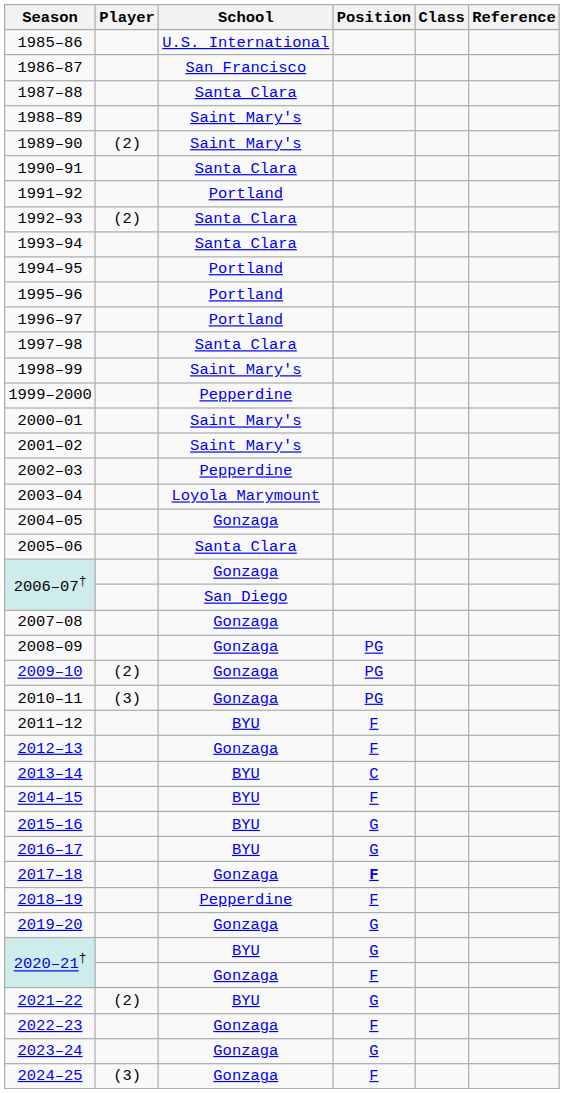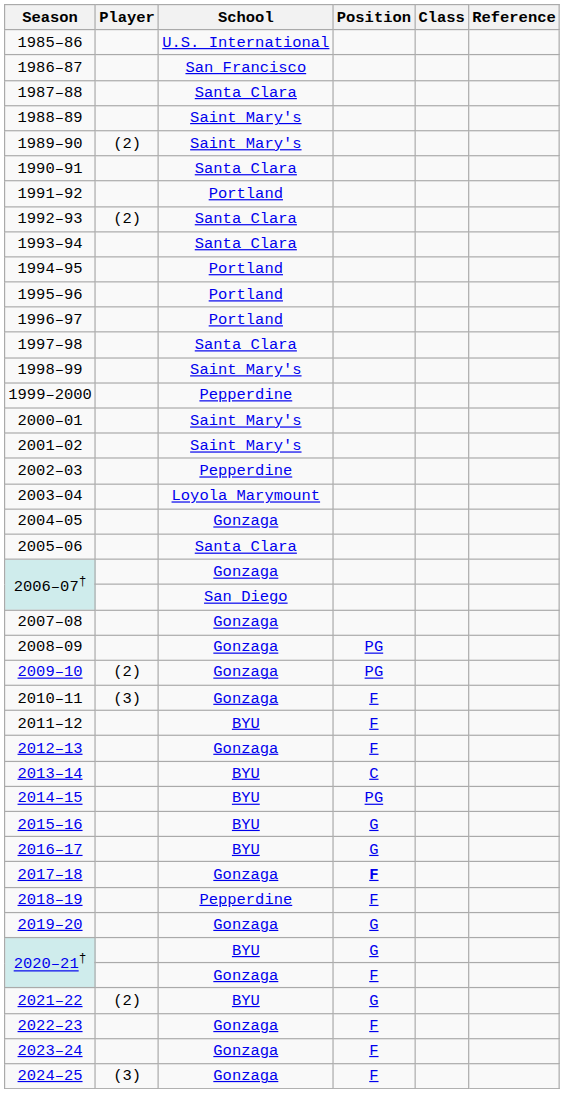(374, 698) PG -> (374, 698) F
(374, 799) F -> (374, 799) PG
(374, 1051) G -> (374, 1051) F
